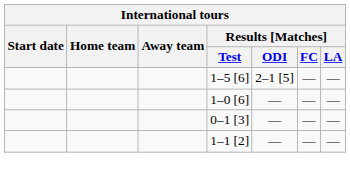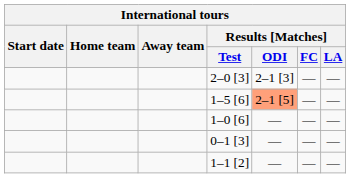+ row: (230, 78)
(275, 78) no background -> (275, 99) lightsalmon background
